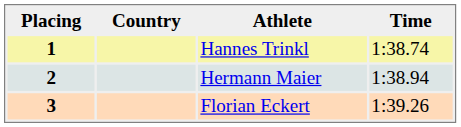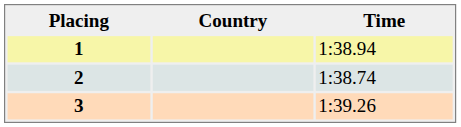- column: (282, 20)
(400, 49) 1:38.74 -> (347, 49) 1:38.94
(400, 77) 1:38.94 -> (347, 77) 1:38.74
